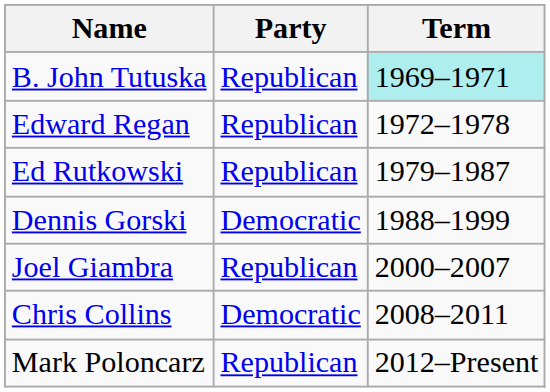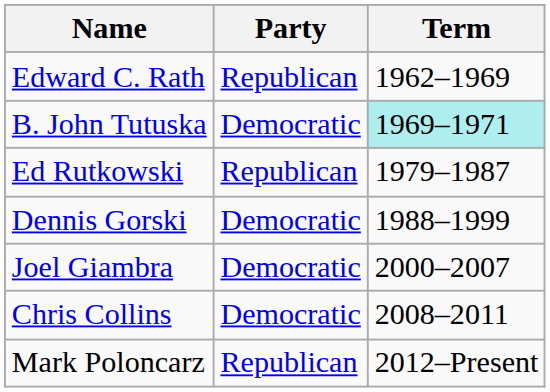+ row: (108, 76)
(289, 76) Republican -> (291, 123) Democratic
- row: (101, 123)
(289, 266) Republican -> (291, 266) Democratic
